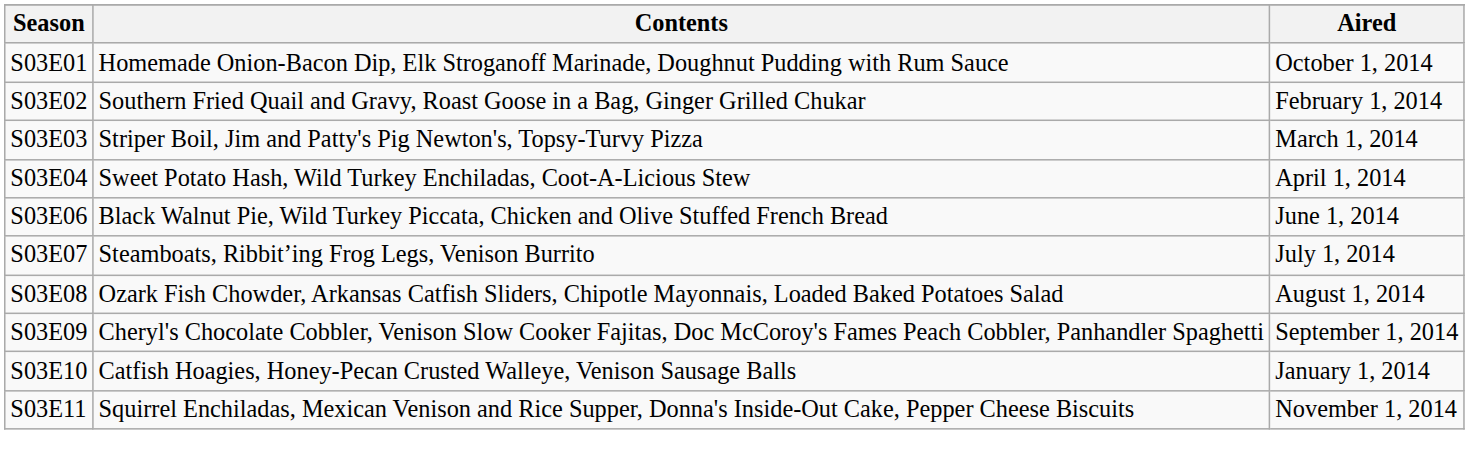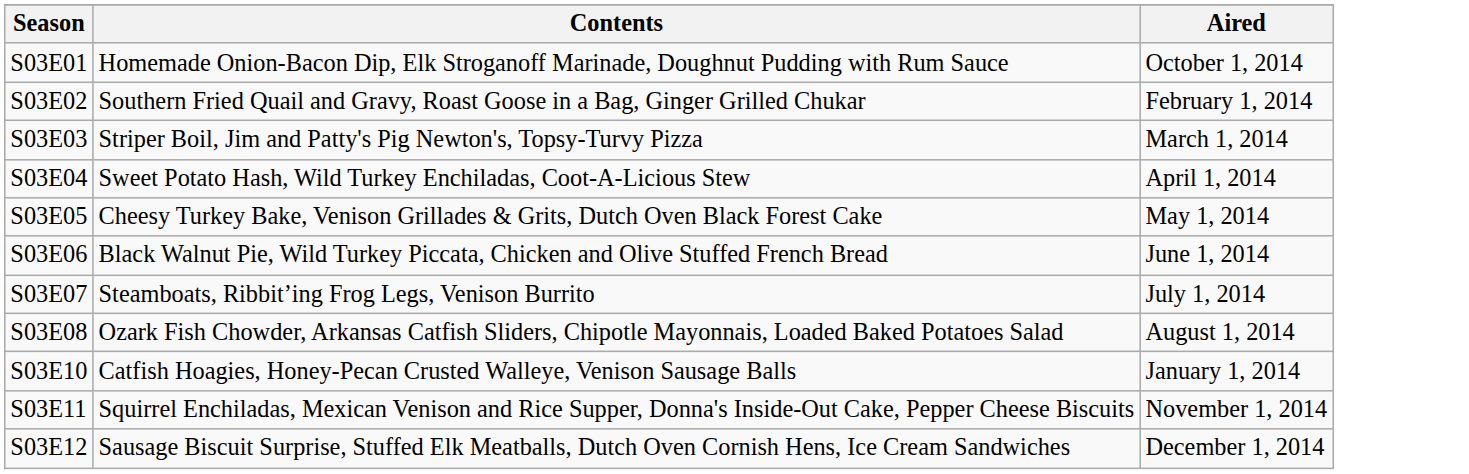+ row: (49, 216)
- row: (49, 332)
+ row: (49, 448)
